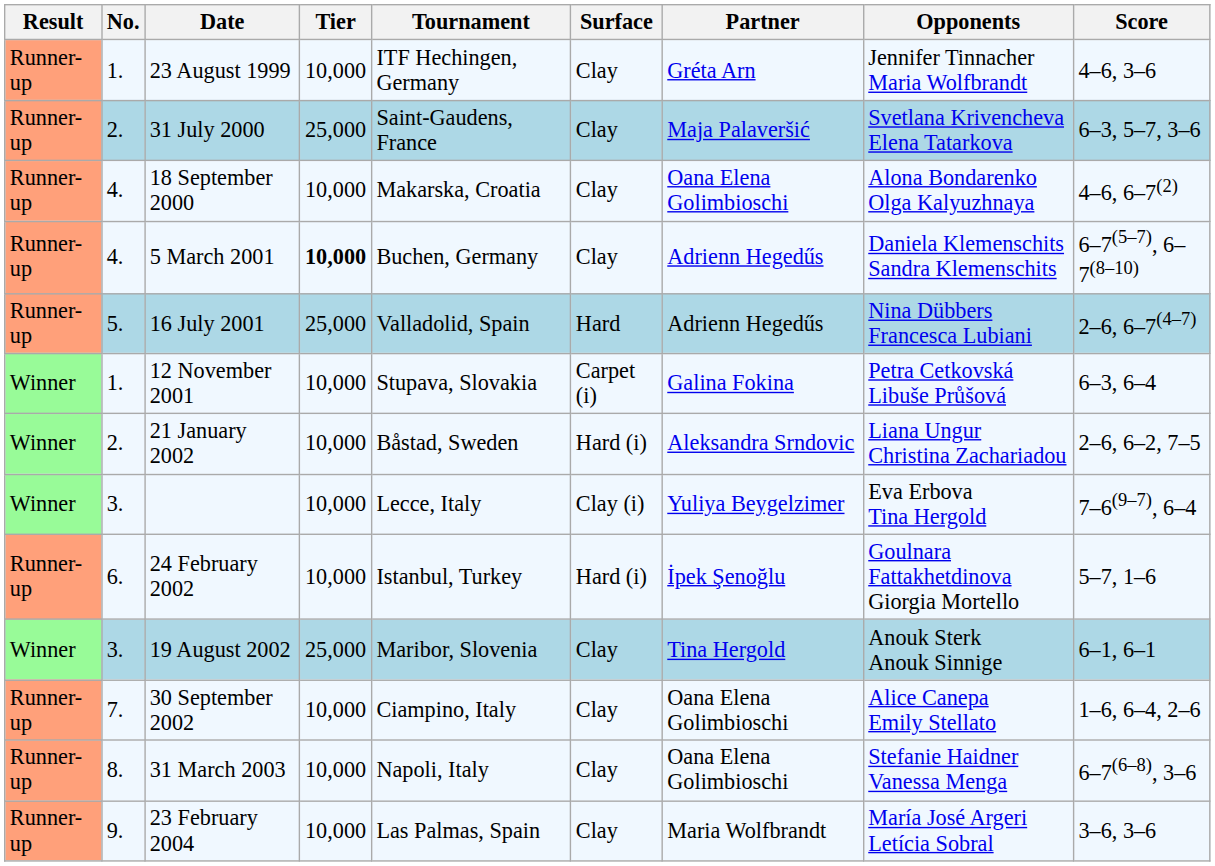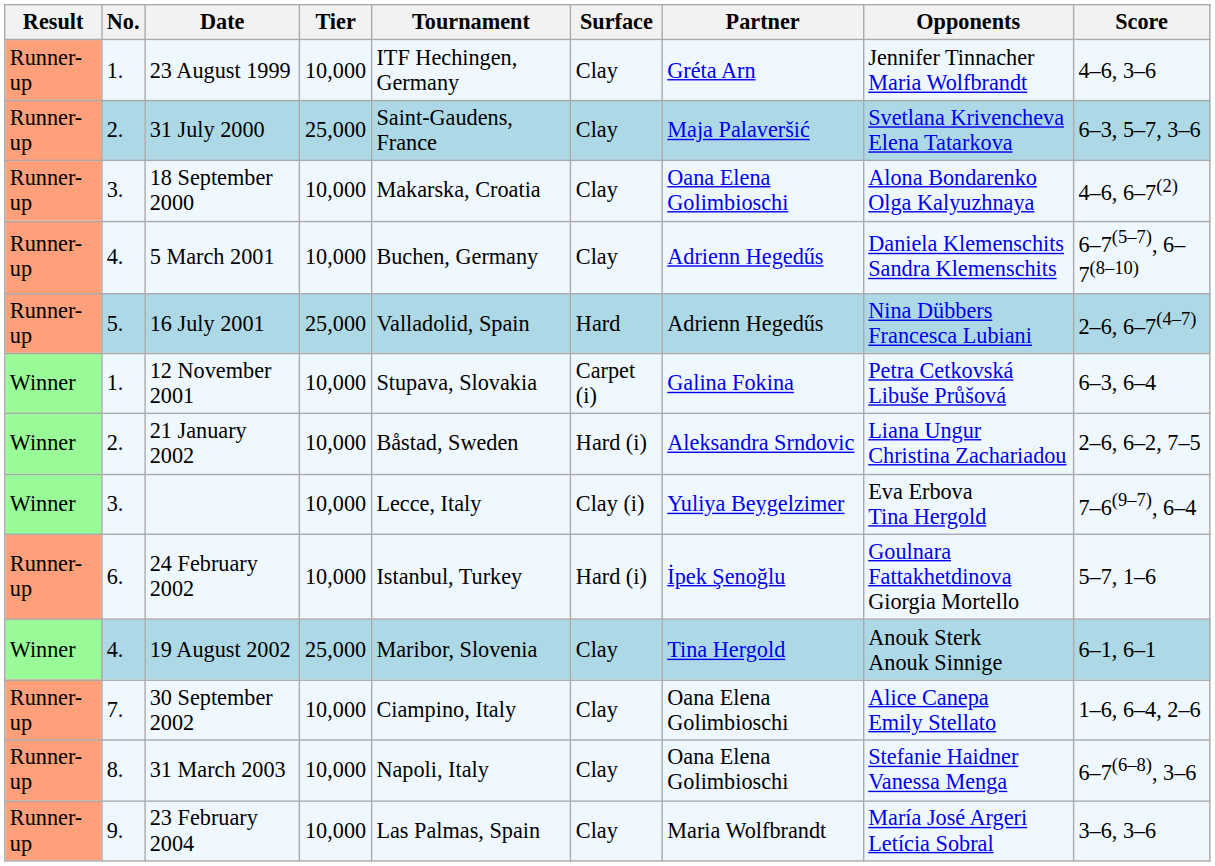(115, 190) 4. -> (115, 190) 3.
(336, 256) bold -> (336, 256) normal
(115, 649) 3. -> (115, 649) 4.
